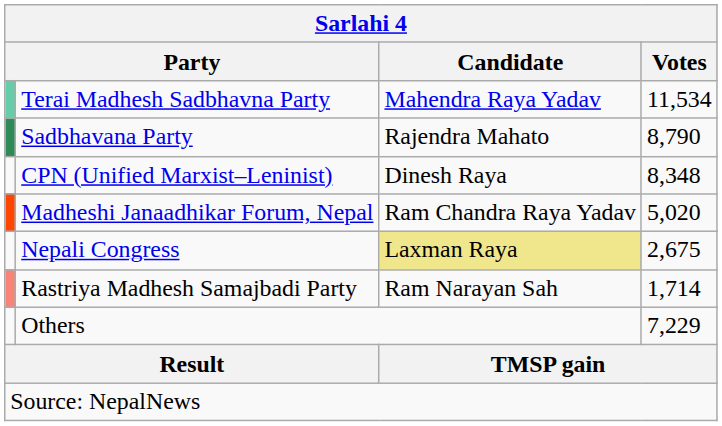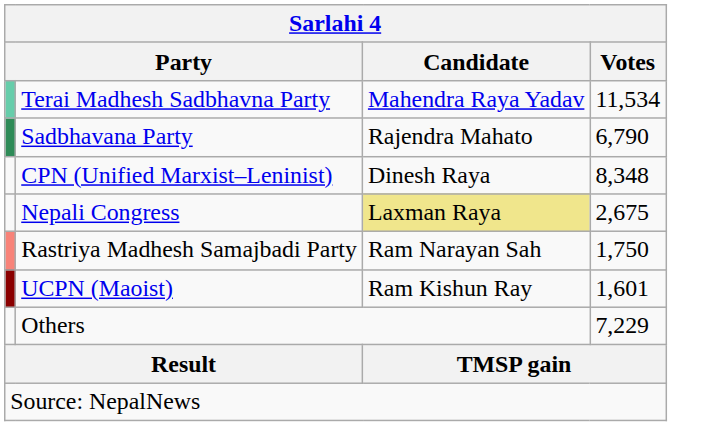(674, 136) 8,790 -> (622, 136) 6,790
- row: (197, 212)
(674, 288) 1,714 -> (622, 250) 1,750
+ row: (97, 288)
